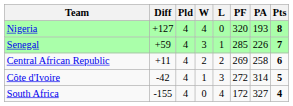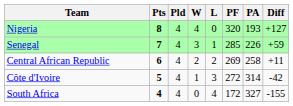columns swapped: (280, 12) <-> (163, 12)
